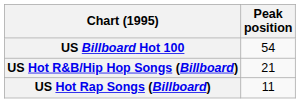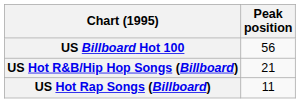(268, 48) 54 -> (268, 48) 56
